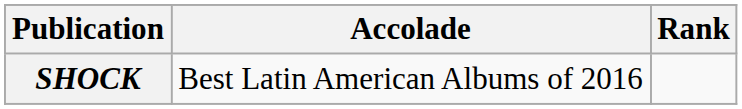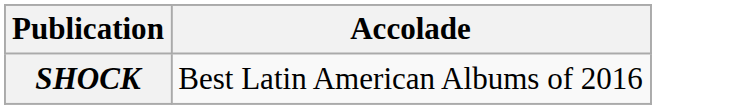- column: (693, 29)
